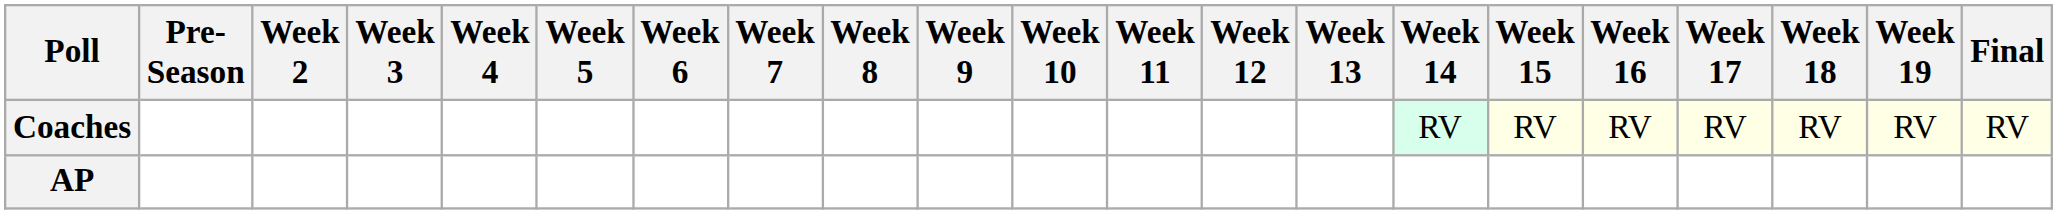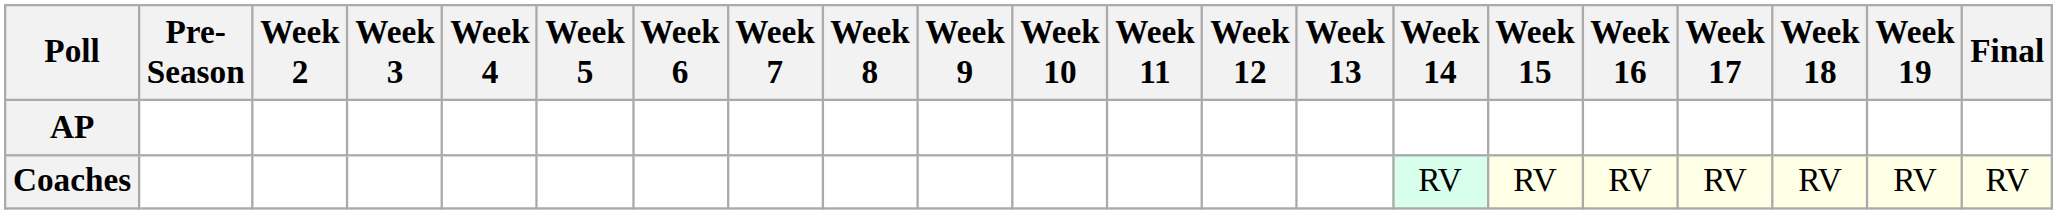rows swapped: (72, 181) <-> (72, 126)
